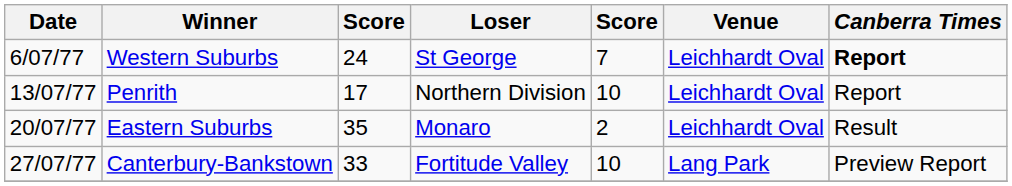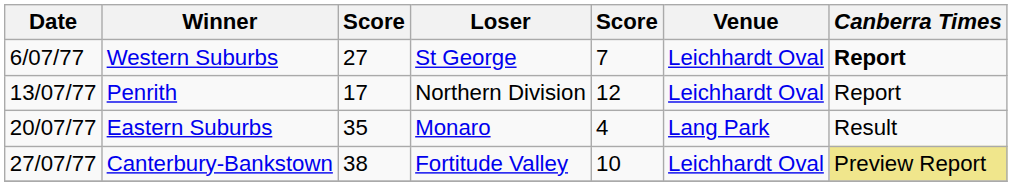(355, 57) 24 -> (355, 57) 27
(608, 92) 10 -> (608, 92) 12
(602, 127) 2 -> (602, 127) 4
(746, 127) Leichhardt Oval -> (719, 127) Lang Park
(355, 163) 33 -> (355, 163) 38
(719, 163) Lang Park -> (746, 163) Leichhardt Oval
(910, 163) no background -> (910, 163) khaki background
